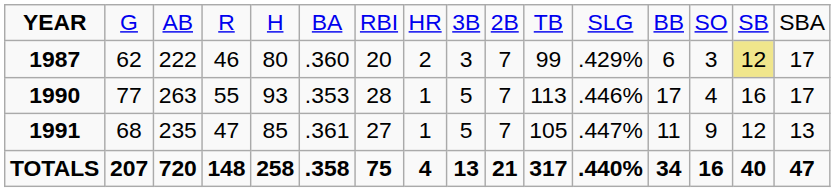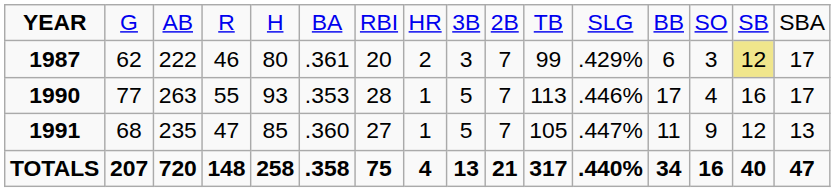(327, 58) .360 -> (327, 58) .361
(327, 131) .361 -> (327, 131) .360
